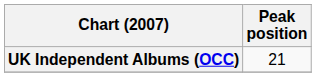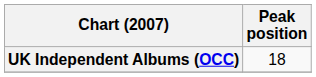(277, 59) 21 -> (277, 59) 18
